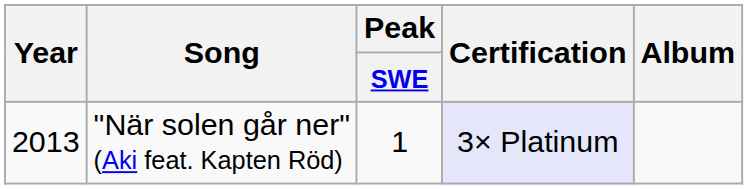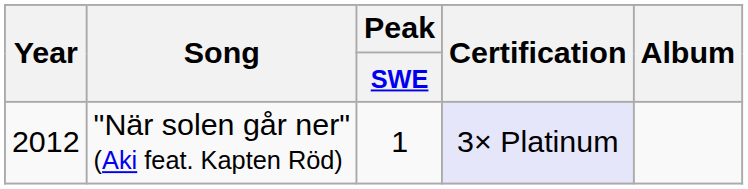(46, 142) 2013 -> (46, 142) 2012
